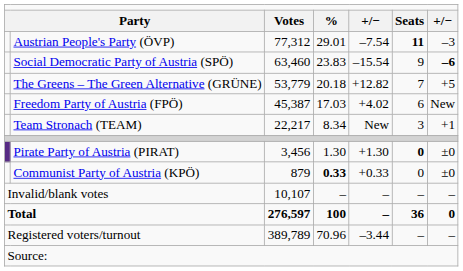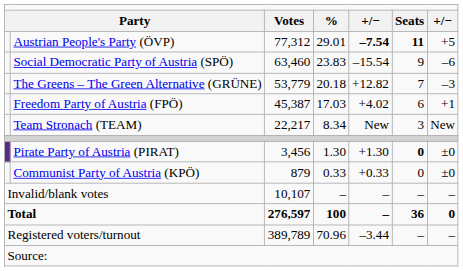(374, 41) normal -> (374, 41) bold
(448, 41) –3 -> (448, 41) +5
(448, 62) bold -> (448, 62) normal
(448, 83) +5 -> (448, 83) –3
(443, 104) New -> (448, 104) +1
(448, 124) +1 -> (443, 124) New
(334, 172) bold -> (334, 172) normal
